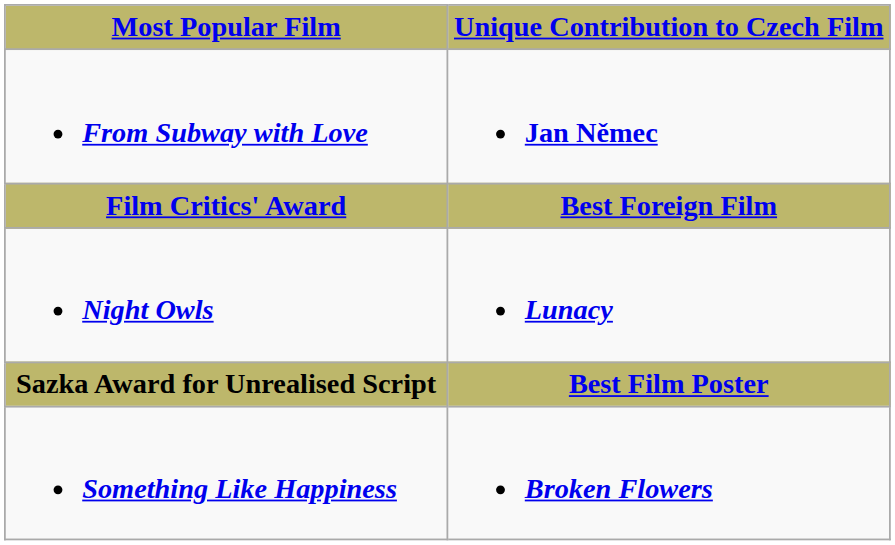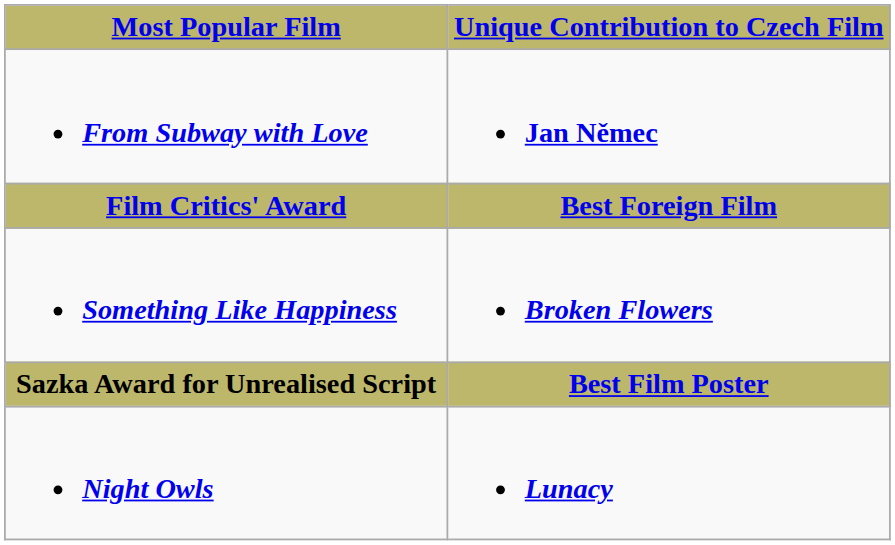rows swapped: (226, 489) <-> (226, 311)
